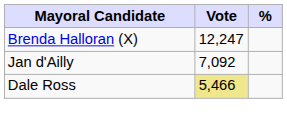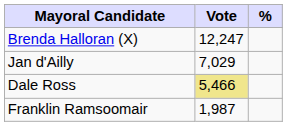(217, 62) 7,092 -> (217, 62) 7,029
+ row: (78, 109)
